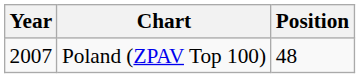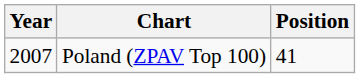(286, 55) 48 -> (286, 55) 41
